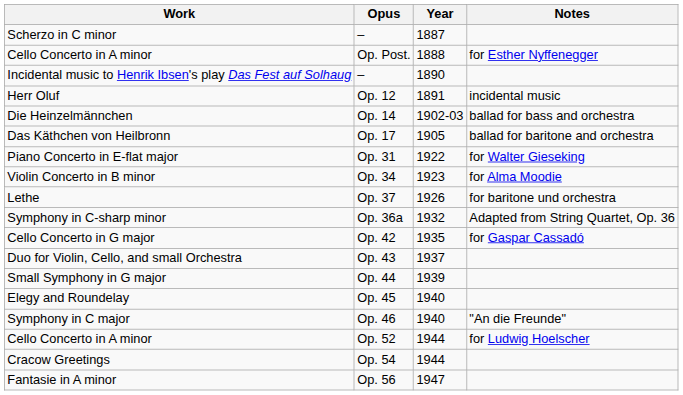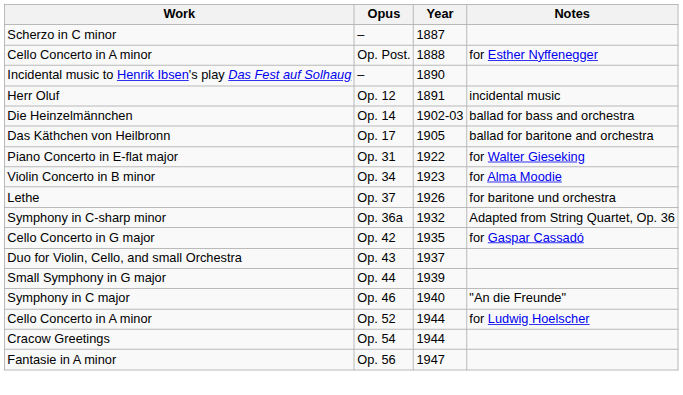- row: (68, 298)
